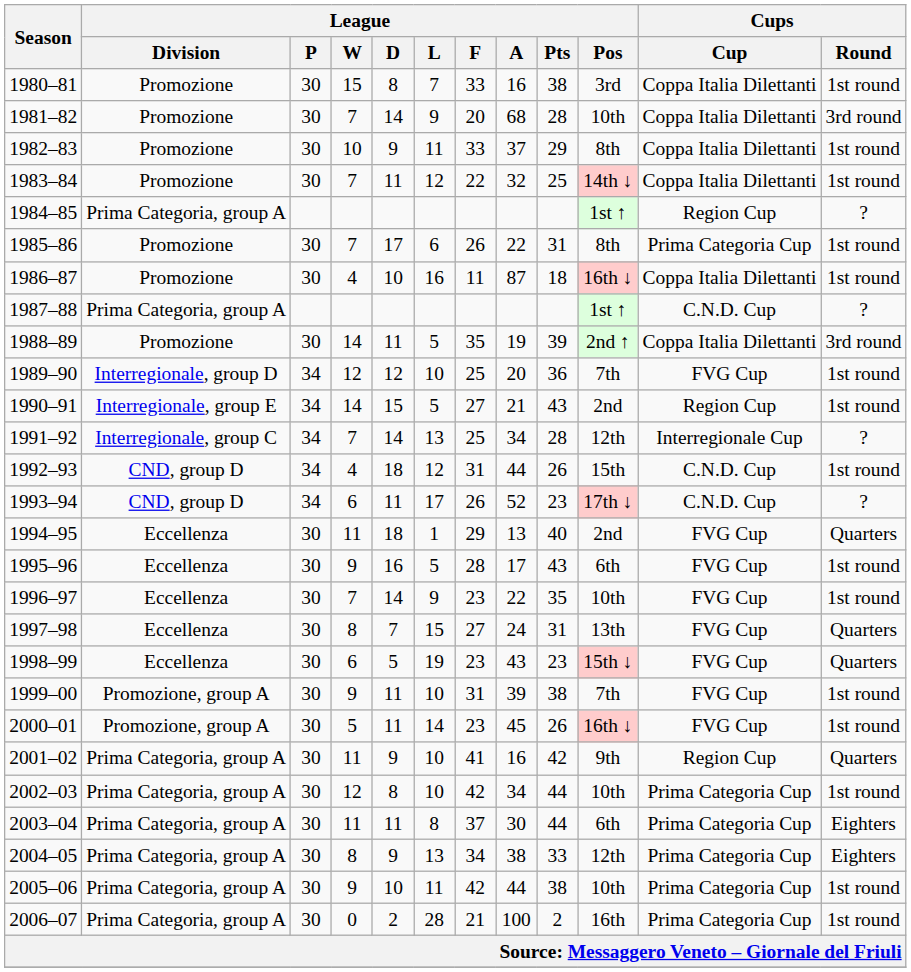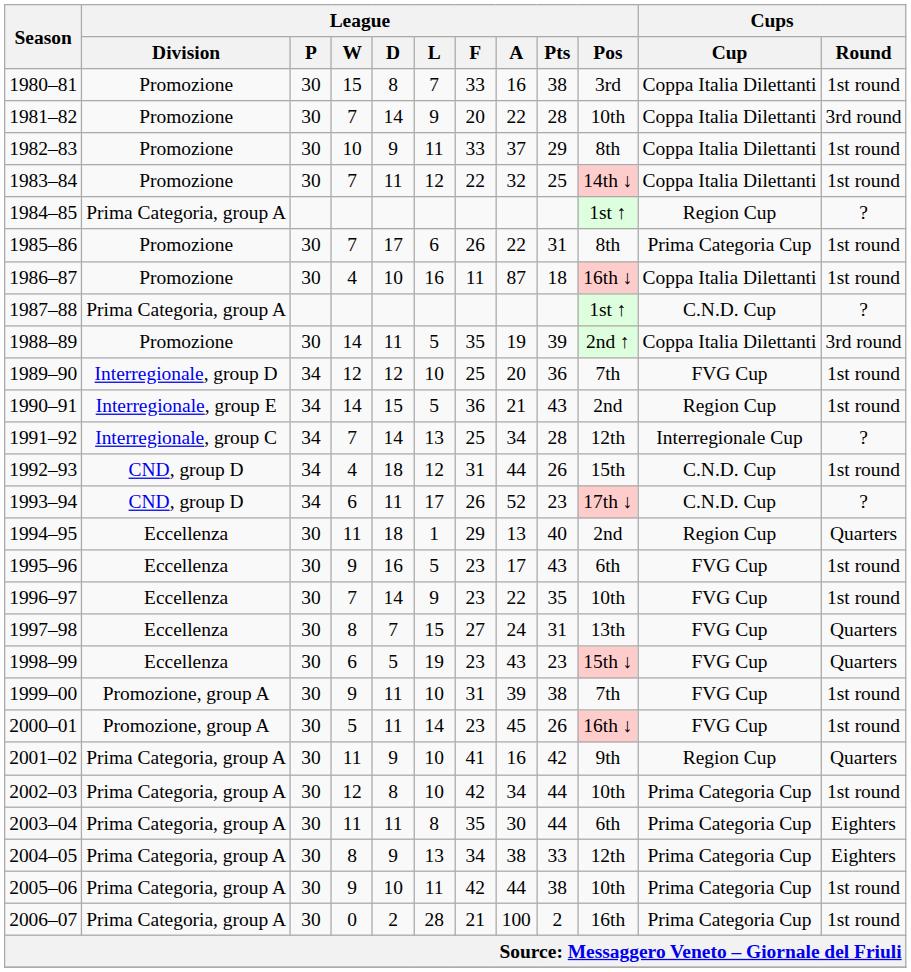(516, 116) 68 -> (516, 116) 22
(475, 405) 27 -> (475, 405) 36
(729, 534) FVG Cup -> (729, 534) Region Cup
(475, 566) 28 -> (475, 566) 23
(475, 822) 37 -> (475, 822) 35
